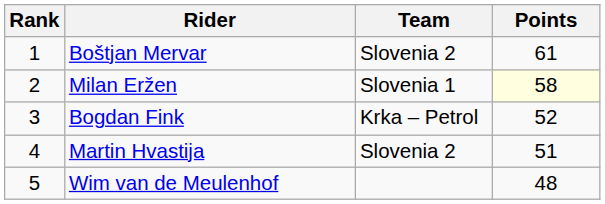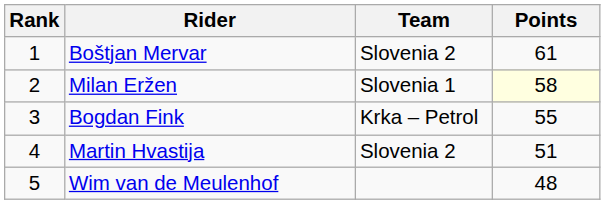(546, 118) 52 -> (546, 118) 55
